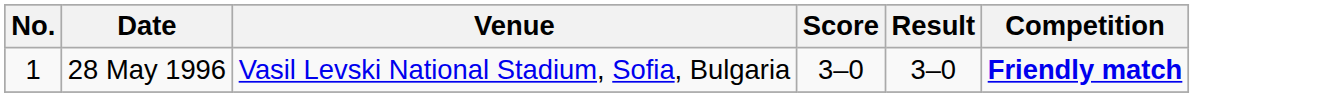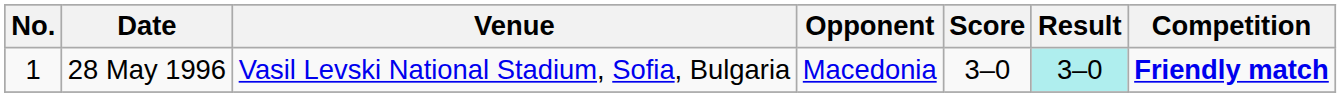+ column: (870, 26)
(933, 69) no background -> (1080, 69) paleturquoise background
